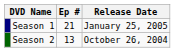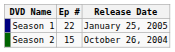(69, 26) 21 -> (69, 26) 22
(69, 40) 13 -> (69, 40) 15
